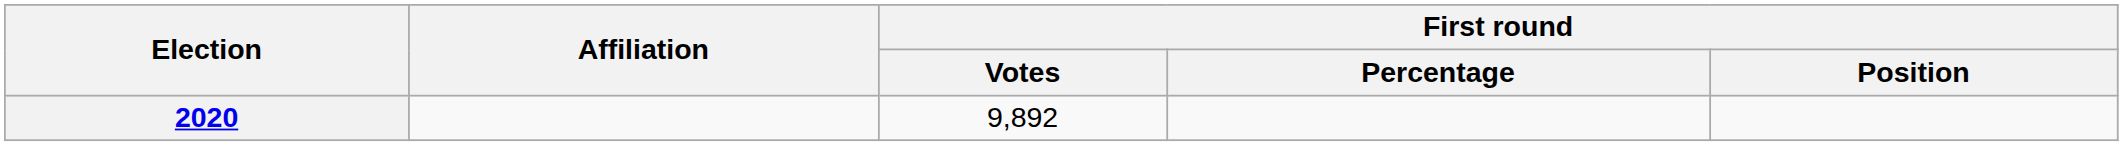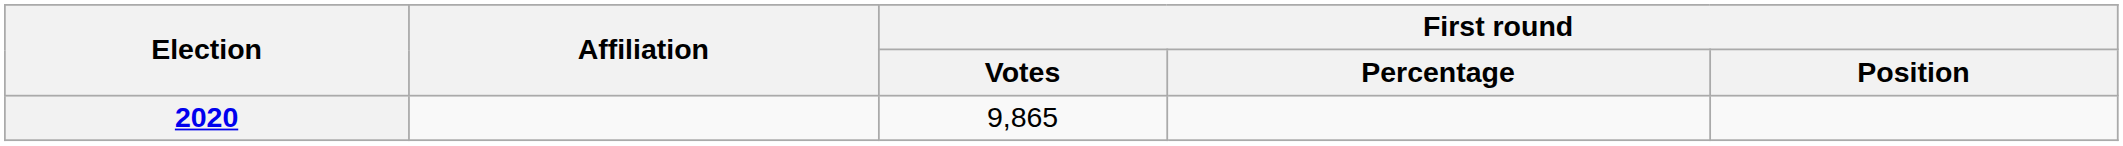(1023, 117) 9,892 -> (1023, 117) 9,865
